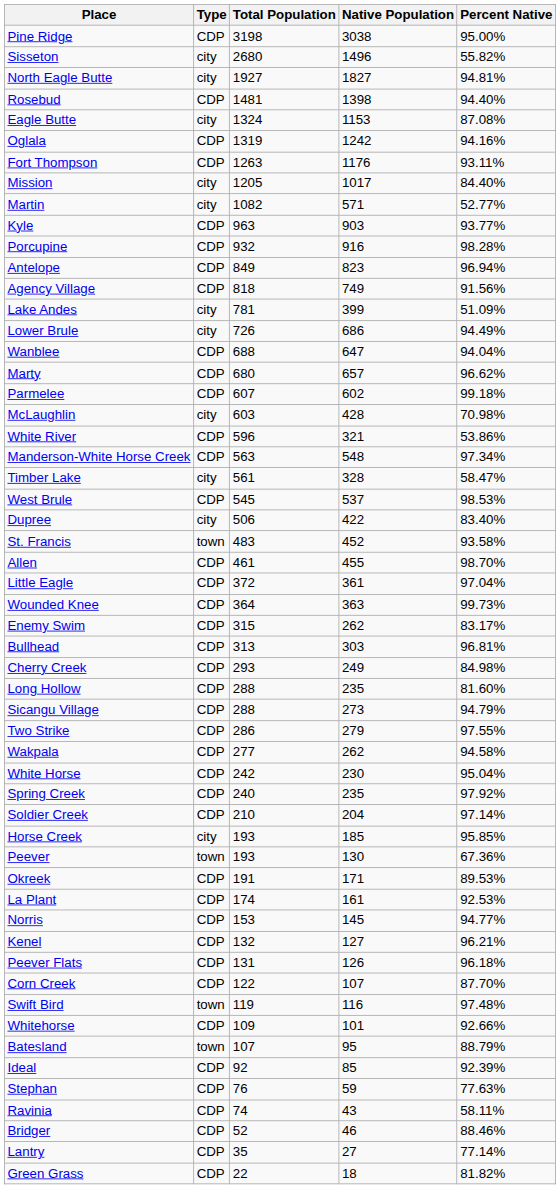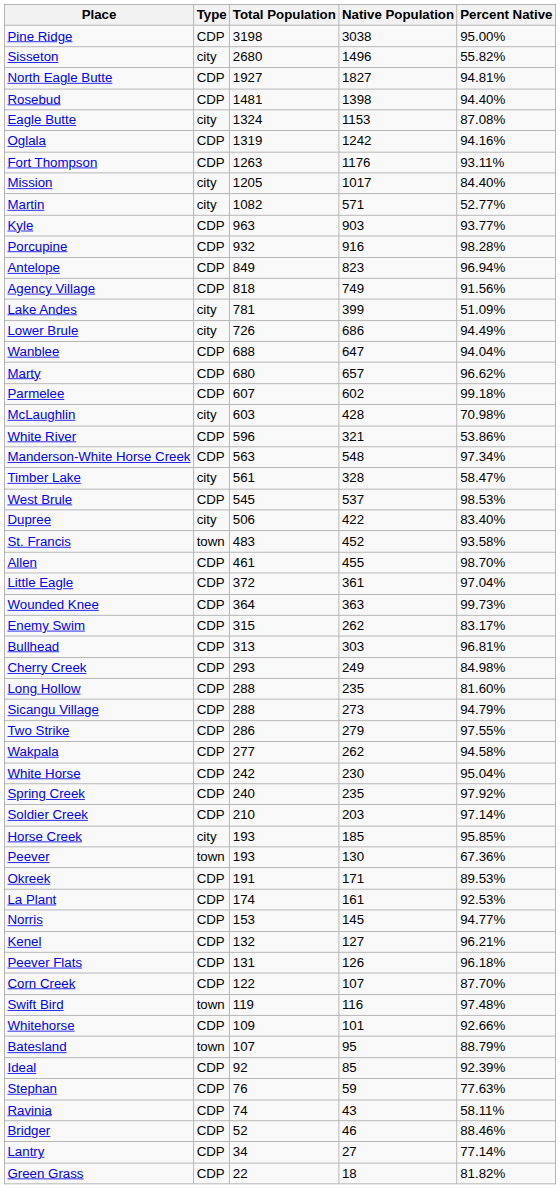(207, 78) city -> (211, 78) CDP
(353, 815) 204 -> (353, 815) 203
(240, 1152) 35 -> (240, 1152) 34
